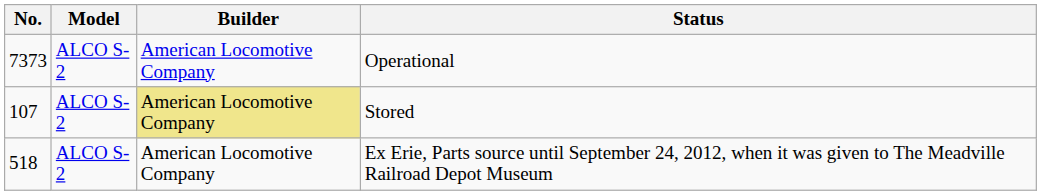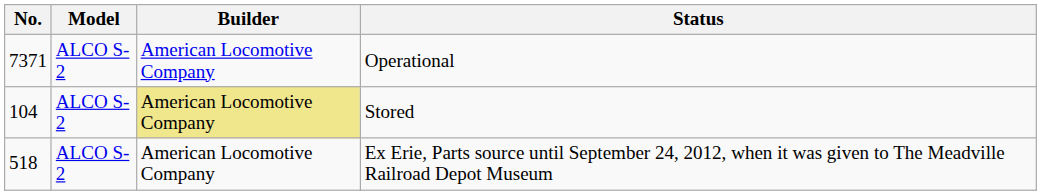(28, 60) 7373 -> (28, 60) 7371
(23, 112) 107 -> (23, 112) 104
